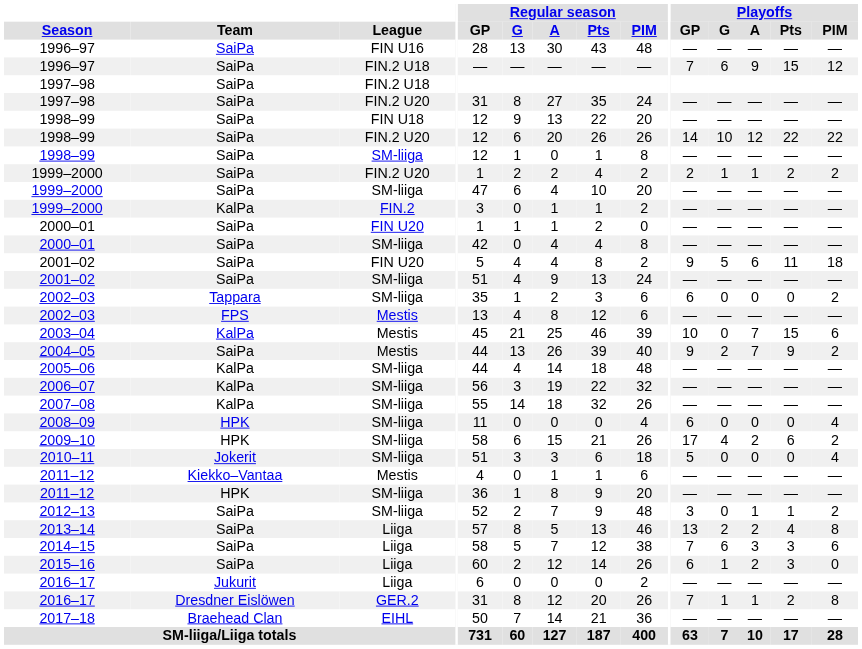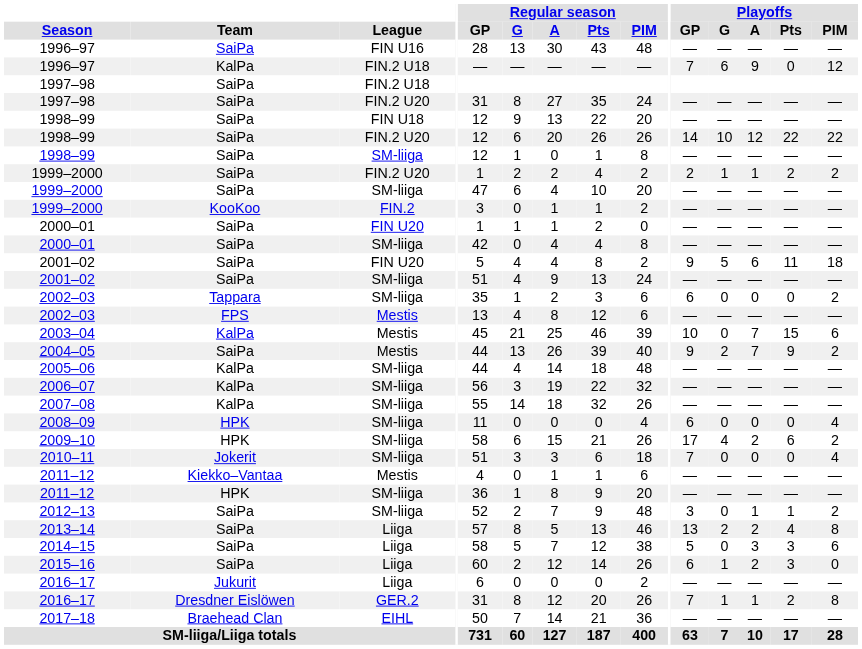(235, 66) SaiPa -> (235, 66) KalPa
(791, 66) 15 -> (791, 66) 0
(235, 208) KalPa -> (235, 208) KooKoo
(690, 457) 5 -> (690, 457) 7
(690, 546) 7 -> (690, 546) 5
(724, 546) 6 -> (724, 546) 0
